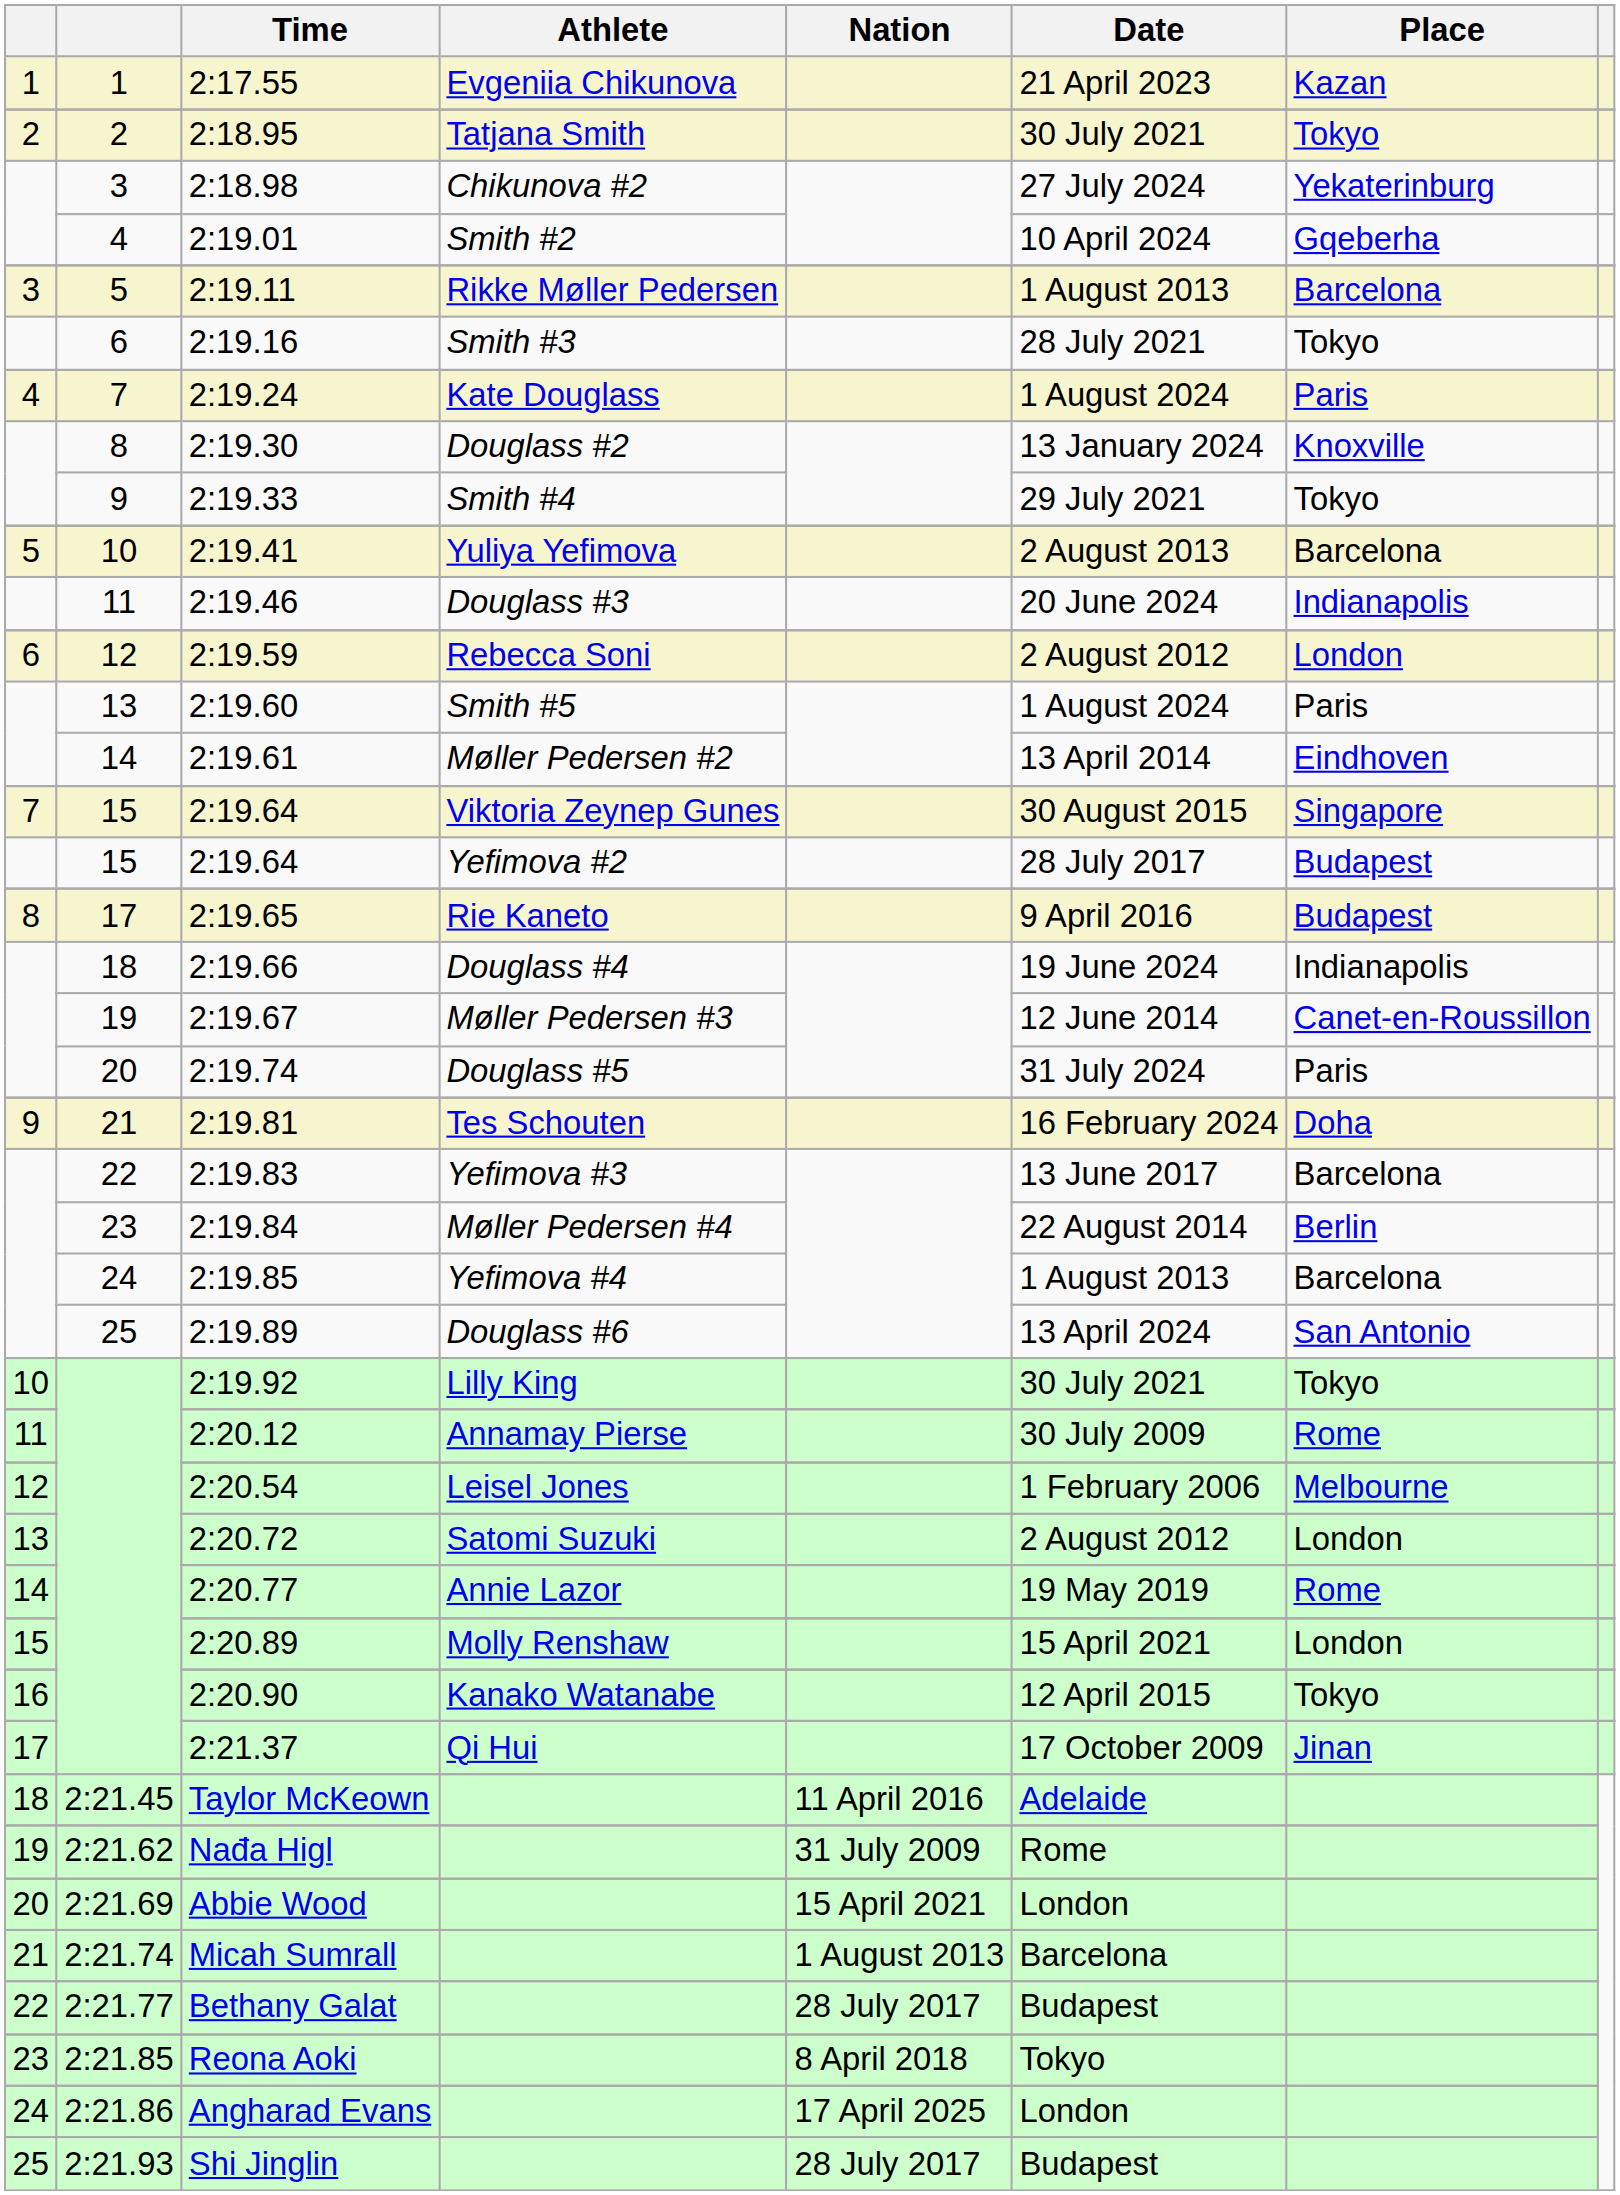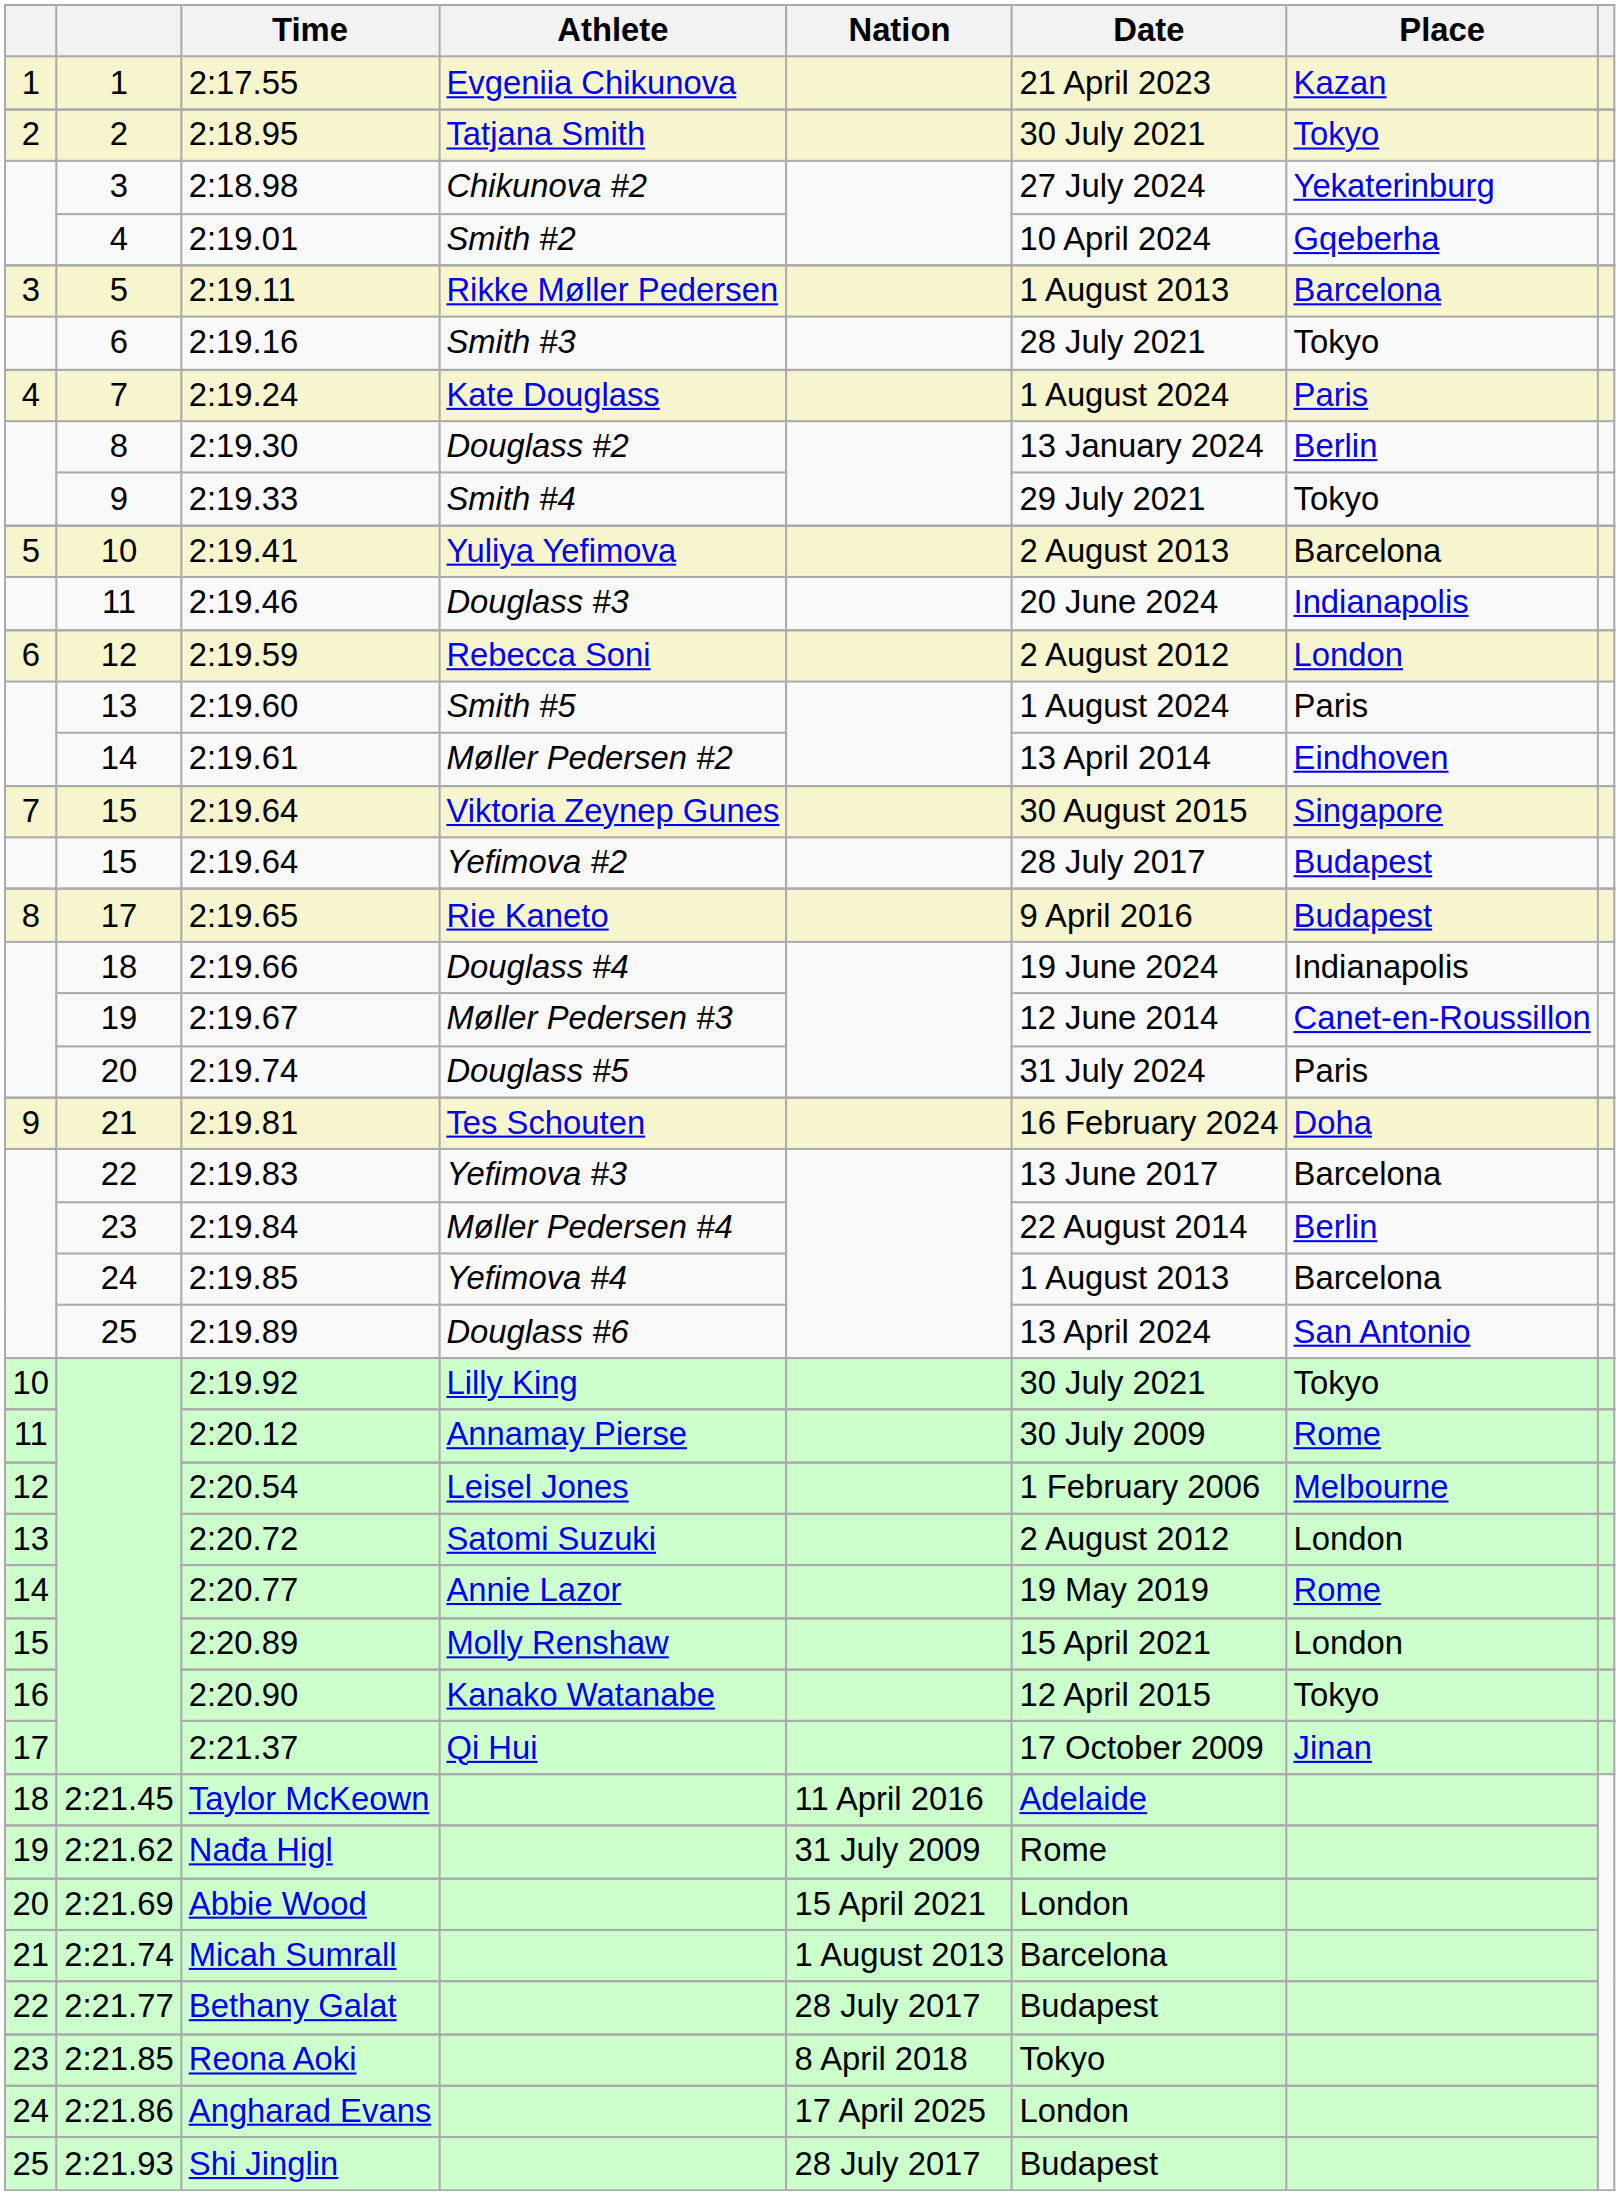(1359, 446) Knoxville -> (1335, 446) Berlin
